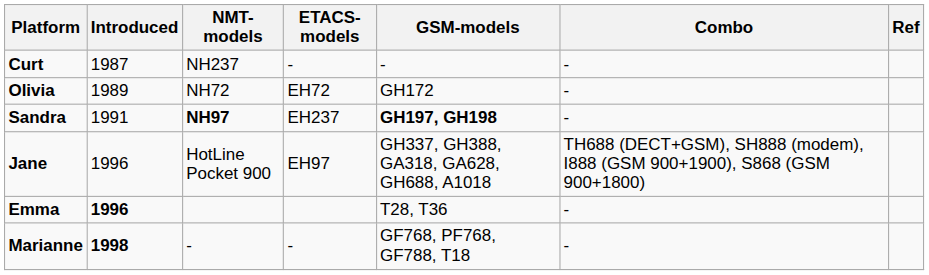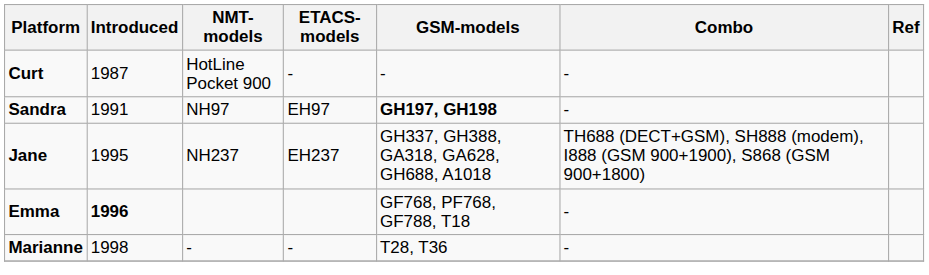(213, 63) NH237 -> (229, 73) HotLine Pocket 900
- row: (32, 90)
(208, 117) bold -> (208, 109) normal
(313, 117) EH237 -> (309, 109) EH97
(110, 163) 1996 -> (110, 155) 1995
(229, 163) HotLine Pocket 900 -> (213, 155) NH237
(309, 163) EH97 -> (313, 155) EH237
(414, 209) T28, T36 -> (438, 211) GF768, PF768, GF788, T18
(110, 246) bold -> (110, 247) normal
(438, 246) GF768, PF768, GF788, T18 -> (414, 247) T28, T36
